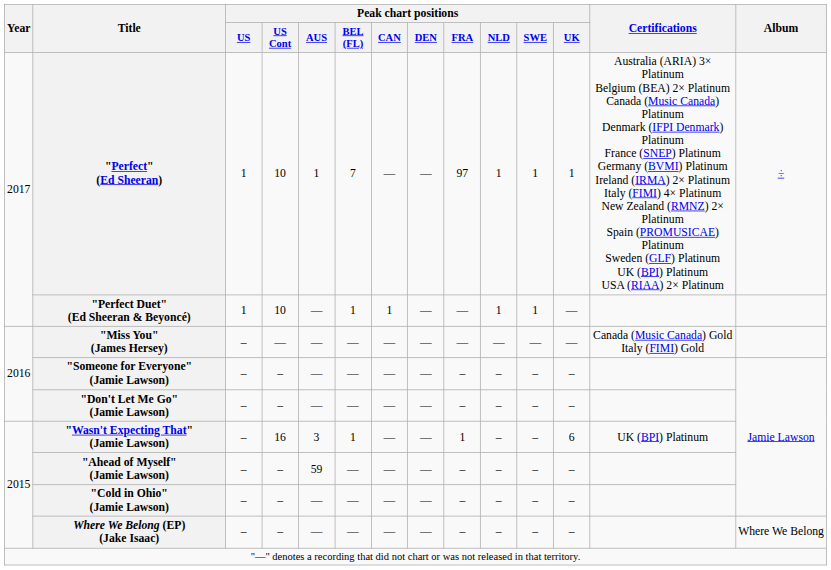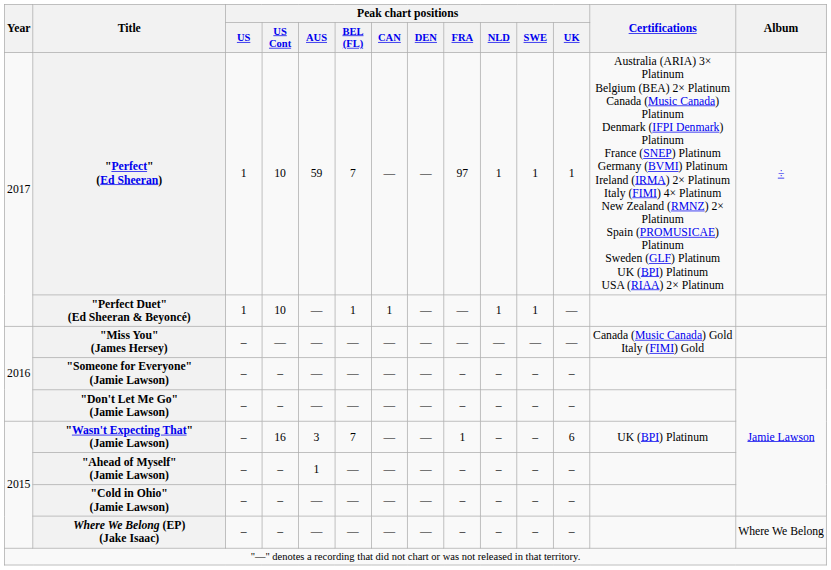(317, 173) 1 -> (317, 173) 59
(353, 437) 1 -> (353, 437) 7
(317, 468) 59 -> (317, 468) 1
